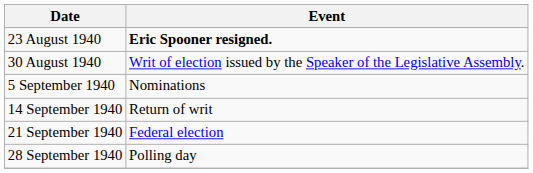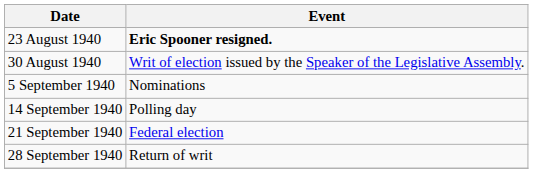(171, 109) Return of writ -> (163, 109) Polling day
(163, 156) Polling day -> (171, 156) Return of writ
